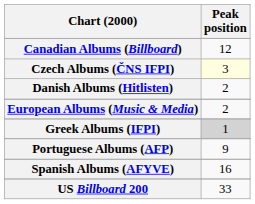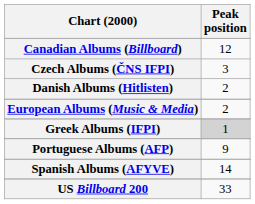(225, 68) lightyellow background -> (225, 68) no background
(225, 169) 16 -> (225, 169) 14
